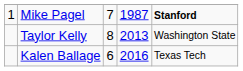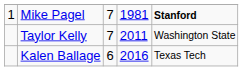(134, 14) 1987 -> (134, 14) 1981
(110, 35) 8 -> (110, 35) 7
(134, 35) 2013 -> (134, 35) 2011
